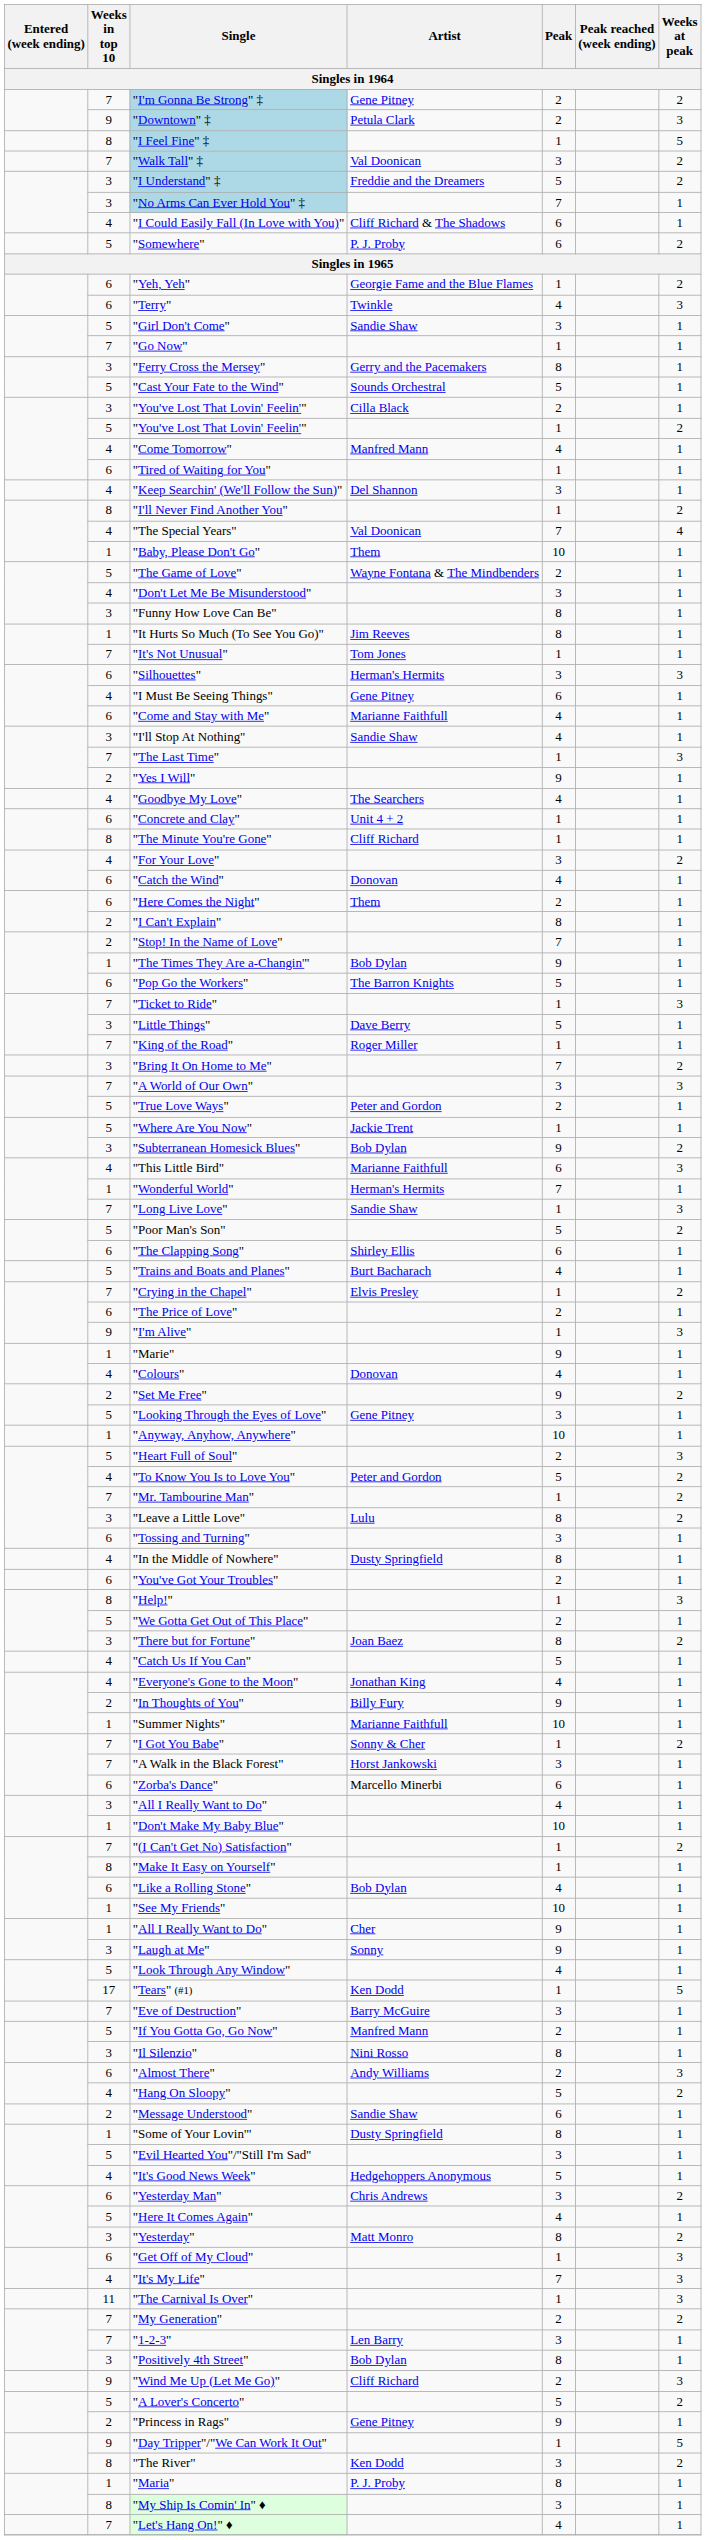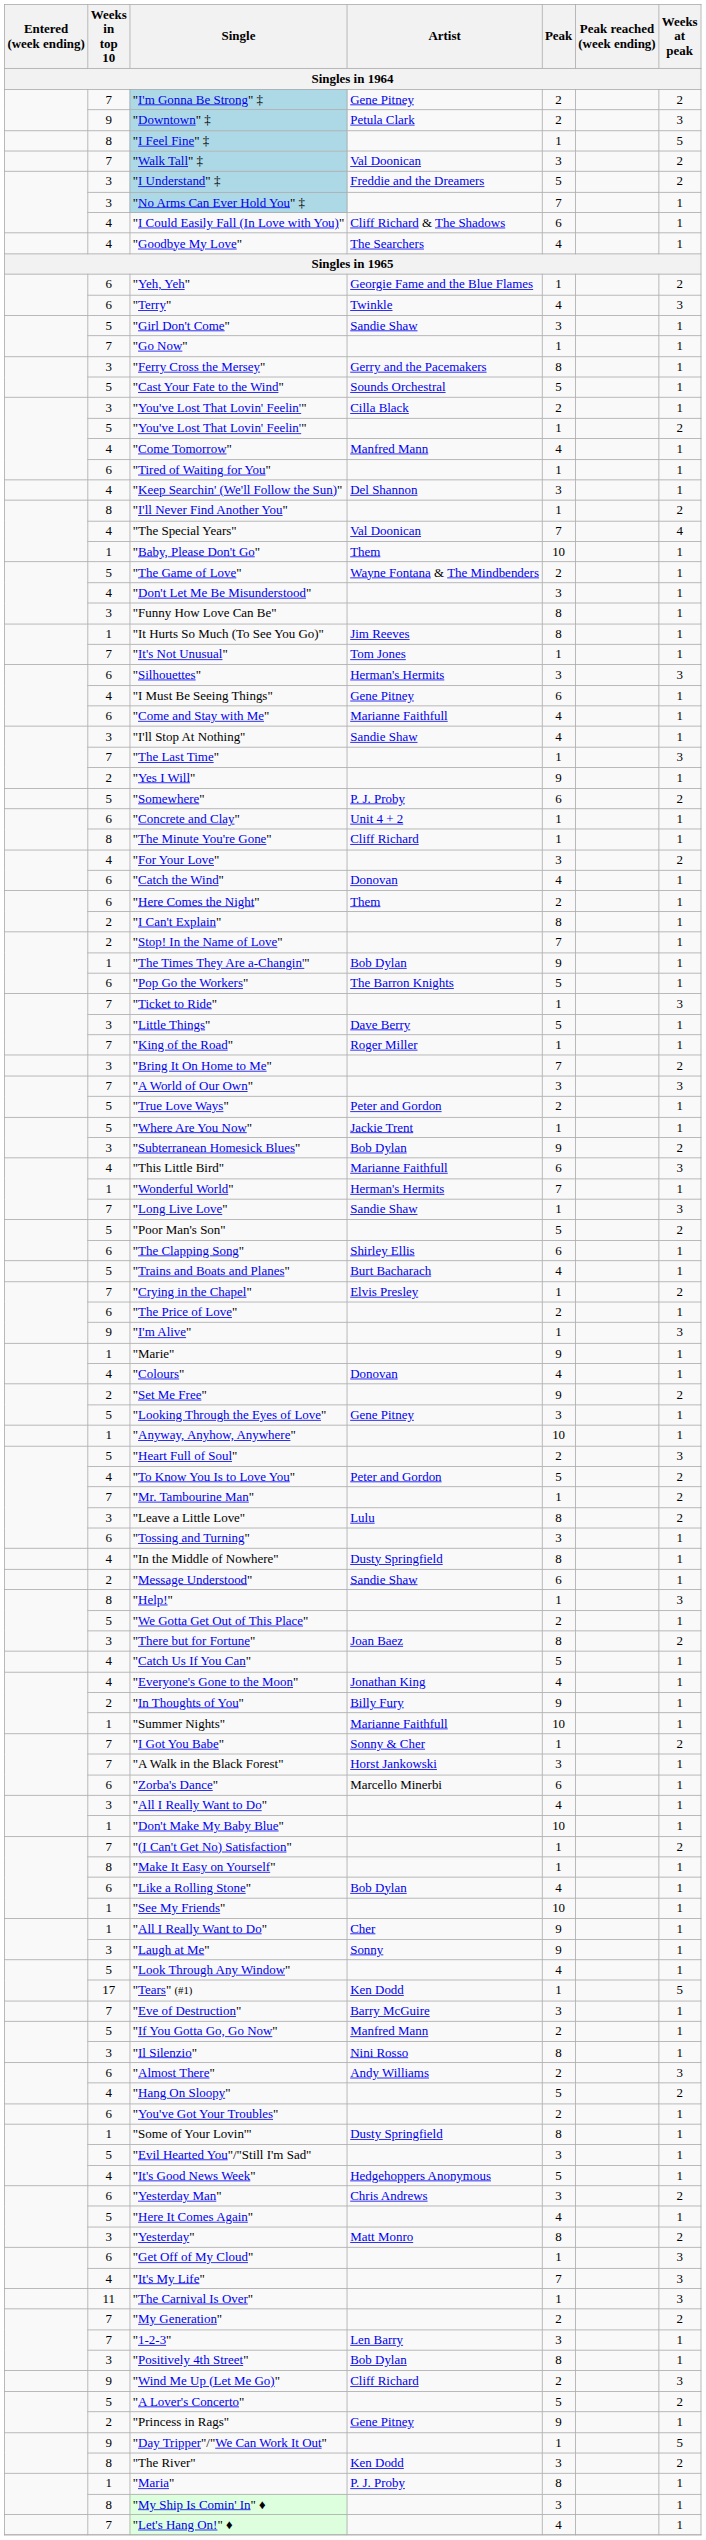rows swapped: (169, 243) <-> (187, 798)
rows swapped: (206, 1579) <-> (193, 2113)
